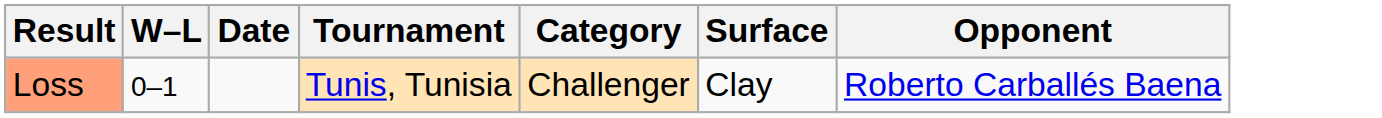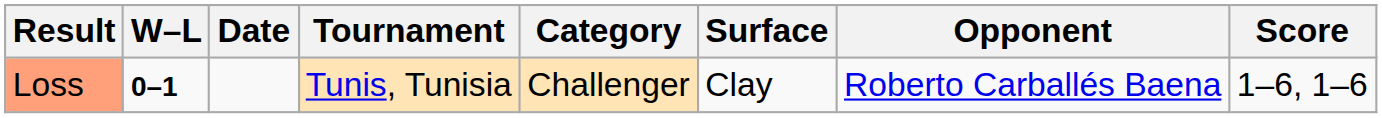+ column: (1302, 31)
(154, 86) normal -> (154, 84) bold
